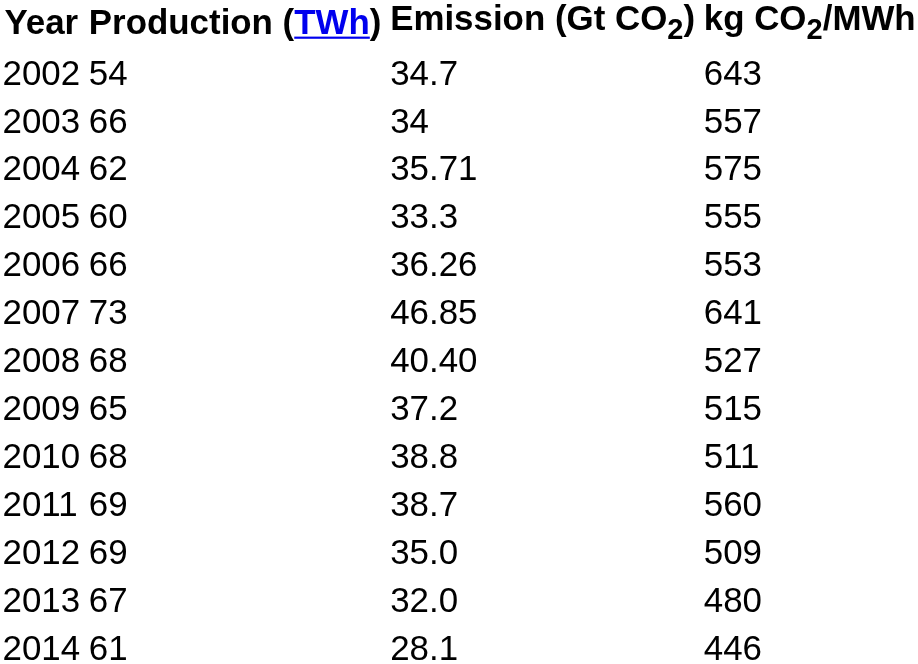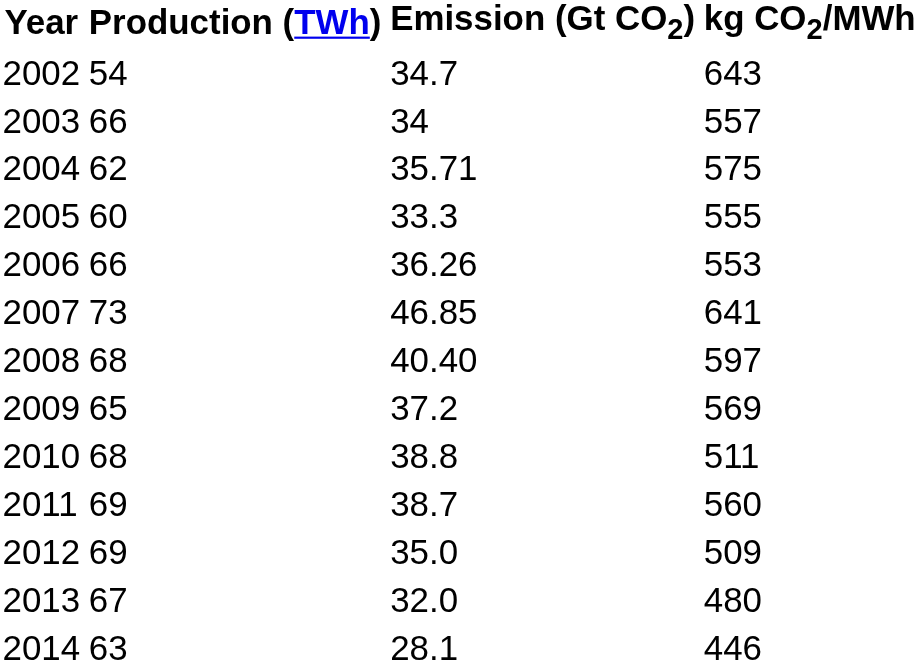(733, 361) 527 -> (733, 361) 597
(733, 409) 515 -> (733, 409) 569
(108, 648) 61 -> (108, 648) 63
